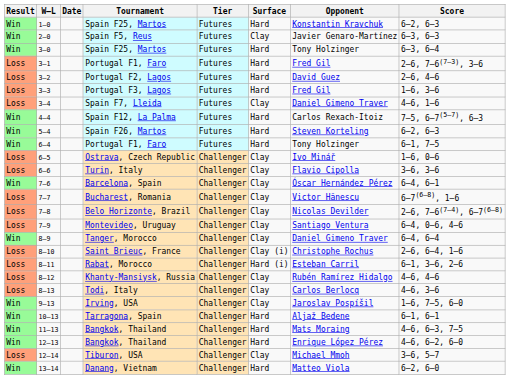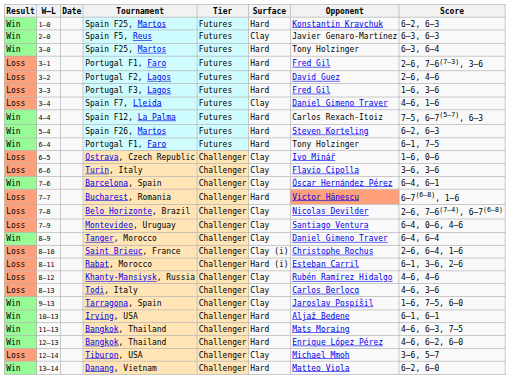(260, 197) Clay -> (260, 197) Hard
(326, 197) no background -> (326, 197) lightsalmon background
(111, 303) Irving, USA -> (123, 303) Tarragona, Spain
(123, 316) Tarragona, Spain -> (111, 316) Irving, USA
